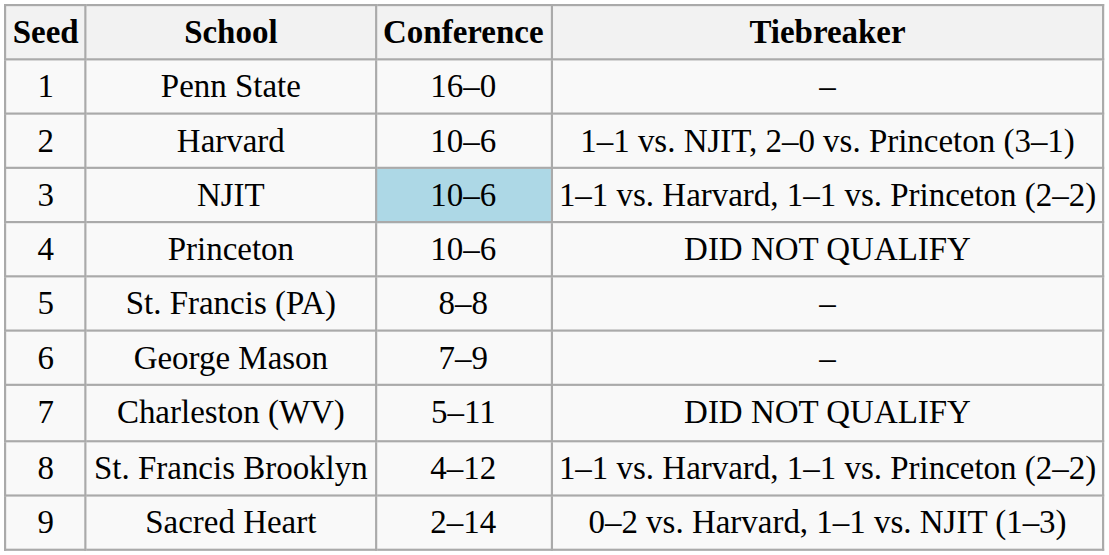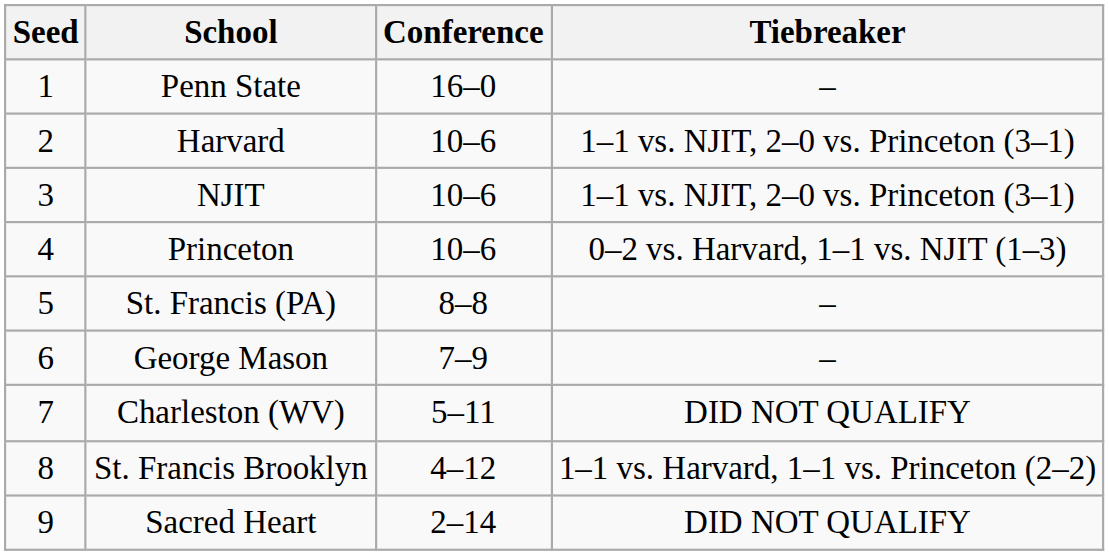(463, 195) lightblue background -> (463, 195) no background
(828, 195) 1–1 vs. Harvard, 1–1 vs. Princeton (2–2) -> (828, 195) 1–1 vs. NJIT, 2–0 vs. Princeton (3–1)
(828, 249) DID NOT QUALIFY -> (828, 249) 0–2 vs. Harvard, 1–1 vs. NJIT (1–3)
(828, 521) 0–2 vs. Harvard, 1–1 vs. NJIT (1–3) -> (828, 521) DID NOT QUALIFY
